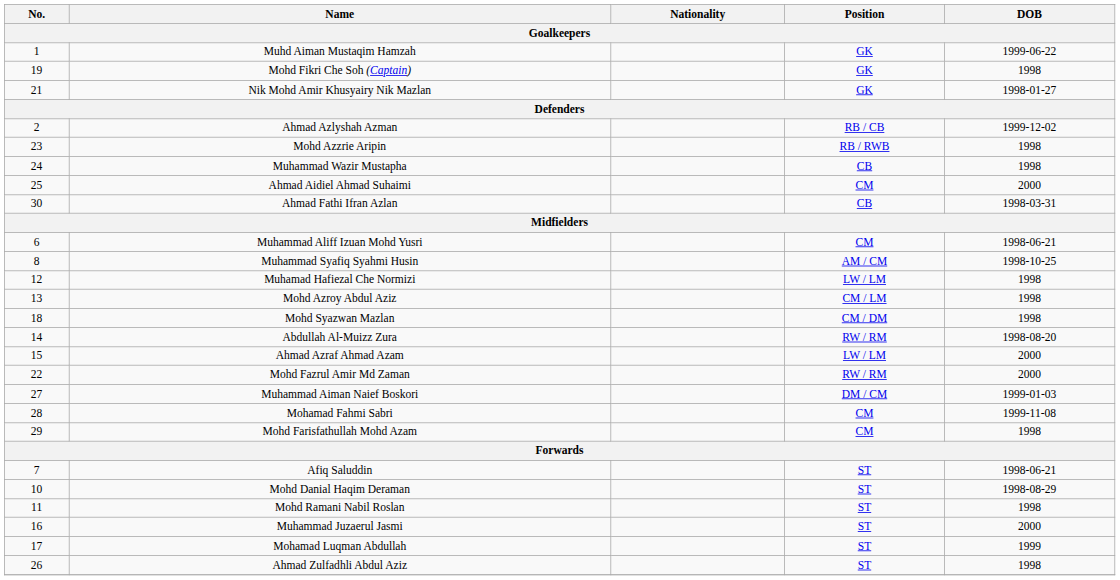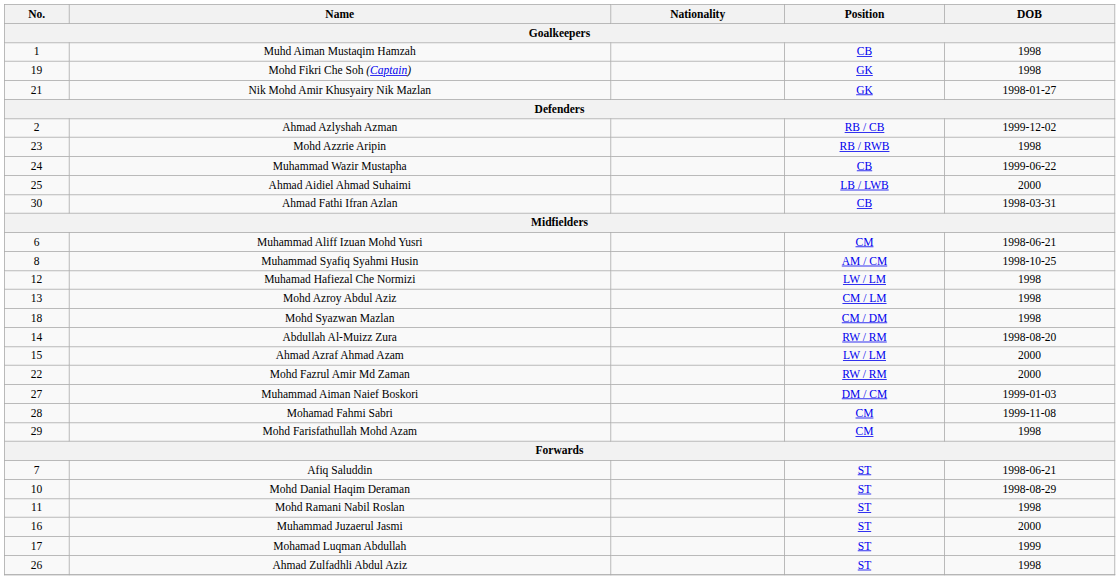(864, 52) GK -> (864, 52) CB
(1029, 52) 1999-06-22 -> (1029, 52) 1998
(1029, 166) 1998 -> (1029, 166) 1999-06-22
(864, 185) CM -> (864, 185) LB / LWB
